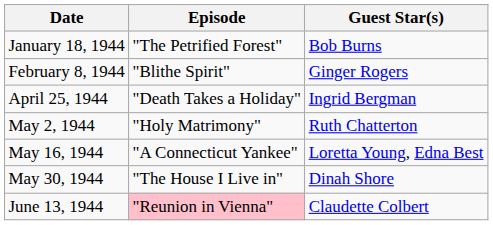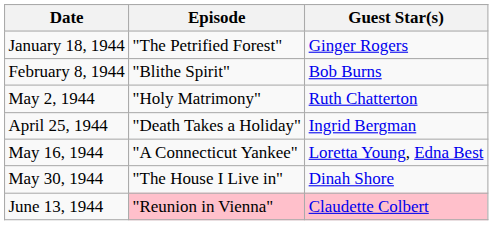(345, 44) Bob Burns -> (358, 44) Ginger Rogers
(358, 71) Ginger Rogers -> (345, 71) Bob Burns
rows swapped: (58, 98) <-> (52, 125)
(369, 206) no background -> (369, 206) pink background
